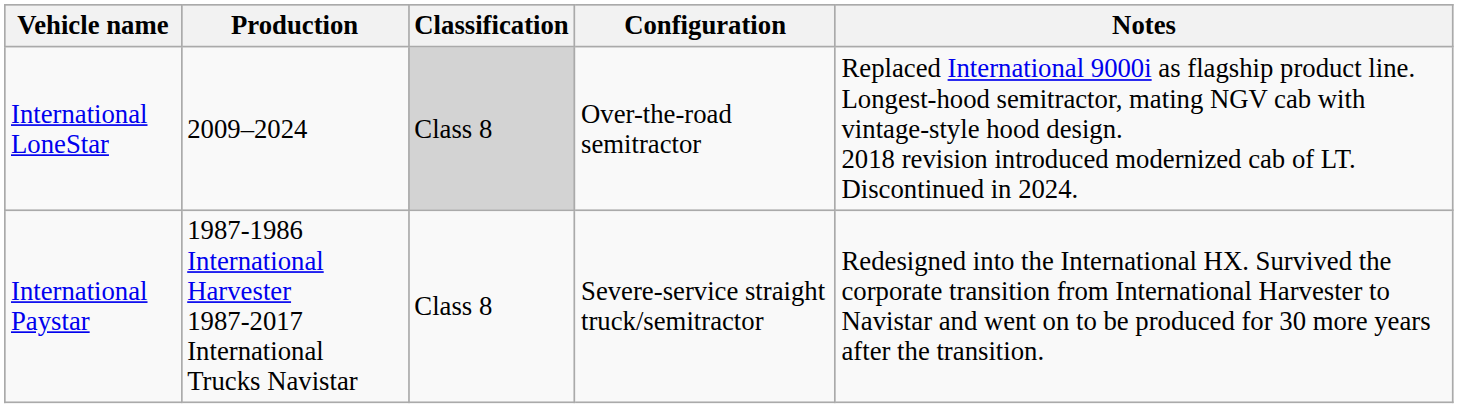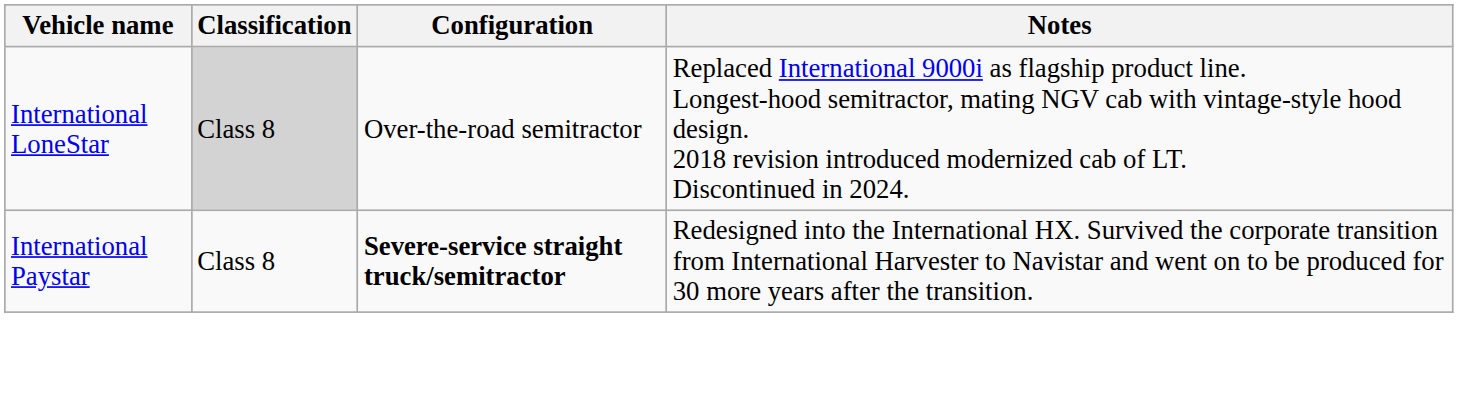- column: (295, 25)
(703, 305) normal -> (493, 260) bold
